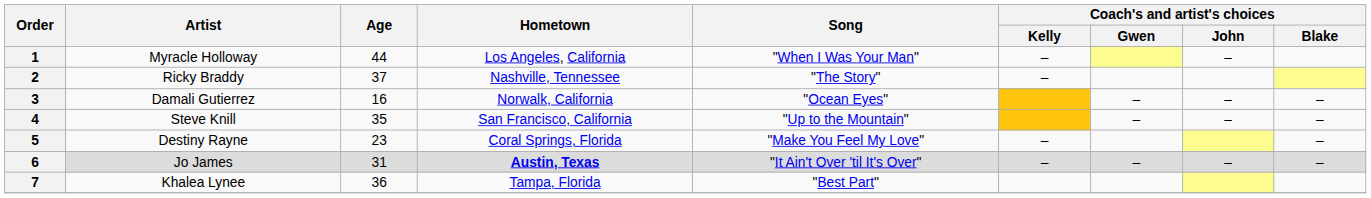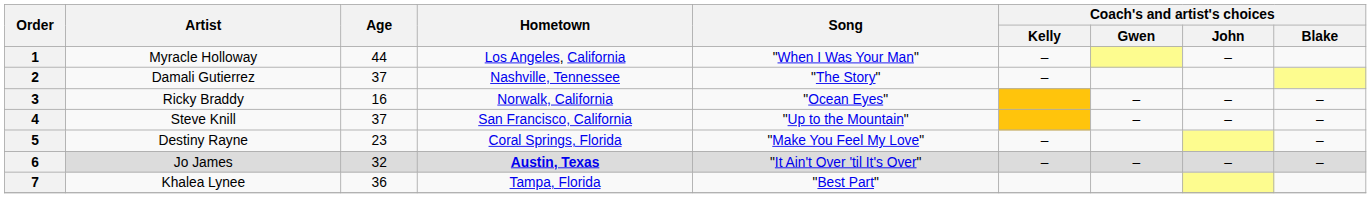(203, 78) Ricky Braddy -> (203, 78) Damali Gutierrez
(203, 99) Damali Gutierrez -> (203, 99) Ricky Braddy
(379, 120) 35 -> (379, 120) 37
(379, 162) 31 -> (379, 162) 32
